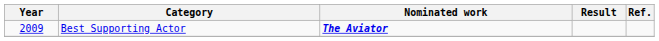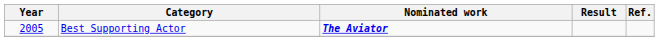(31, 29) 2009 -> (31, 29) 2005
